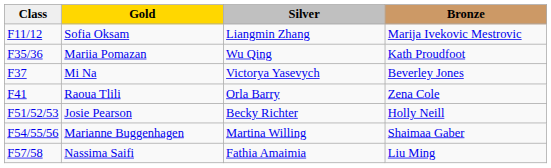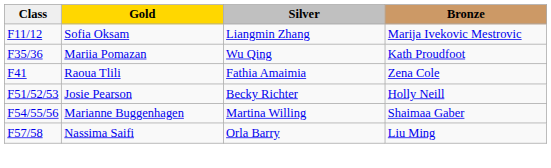- row: (80, 73)
(253, 93) Orla Barry -> (266, 73) Fathia Amaimia
(266, 152) Fathia Amaimia -> (253, 133) Orla Barry
